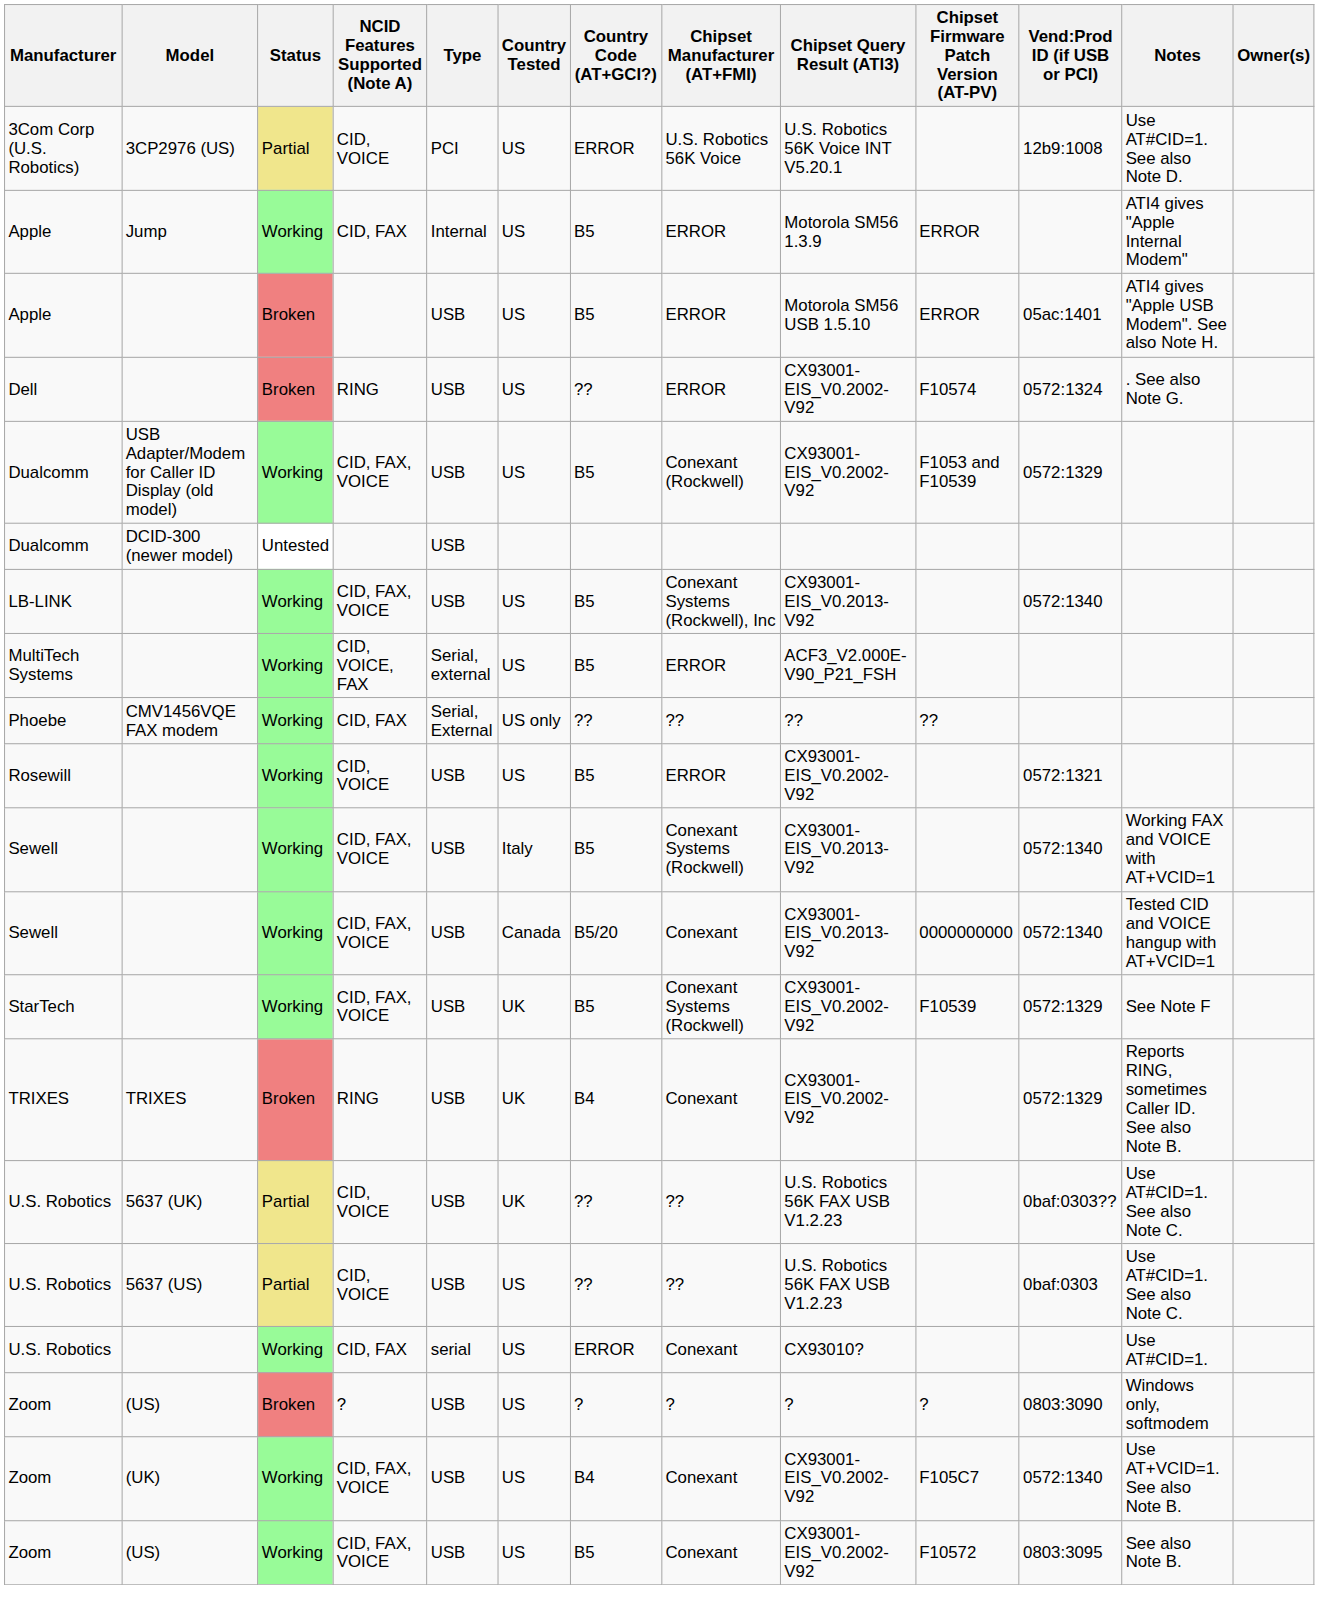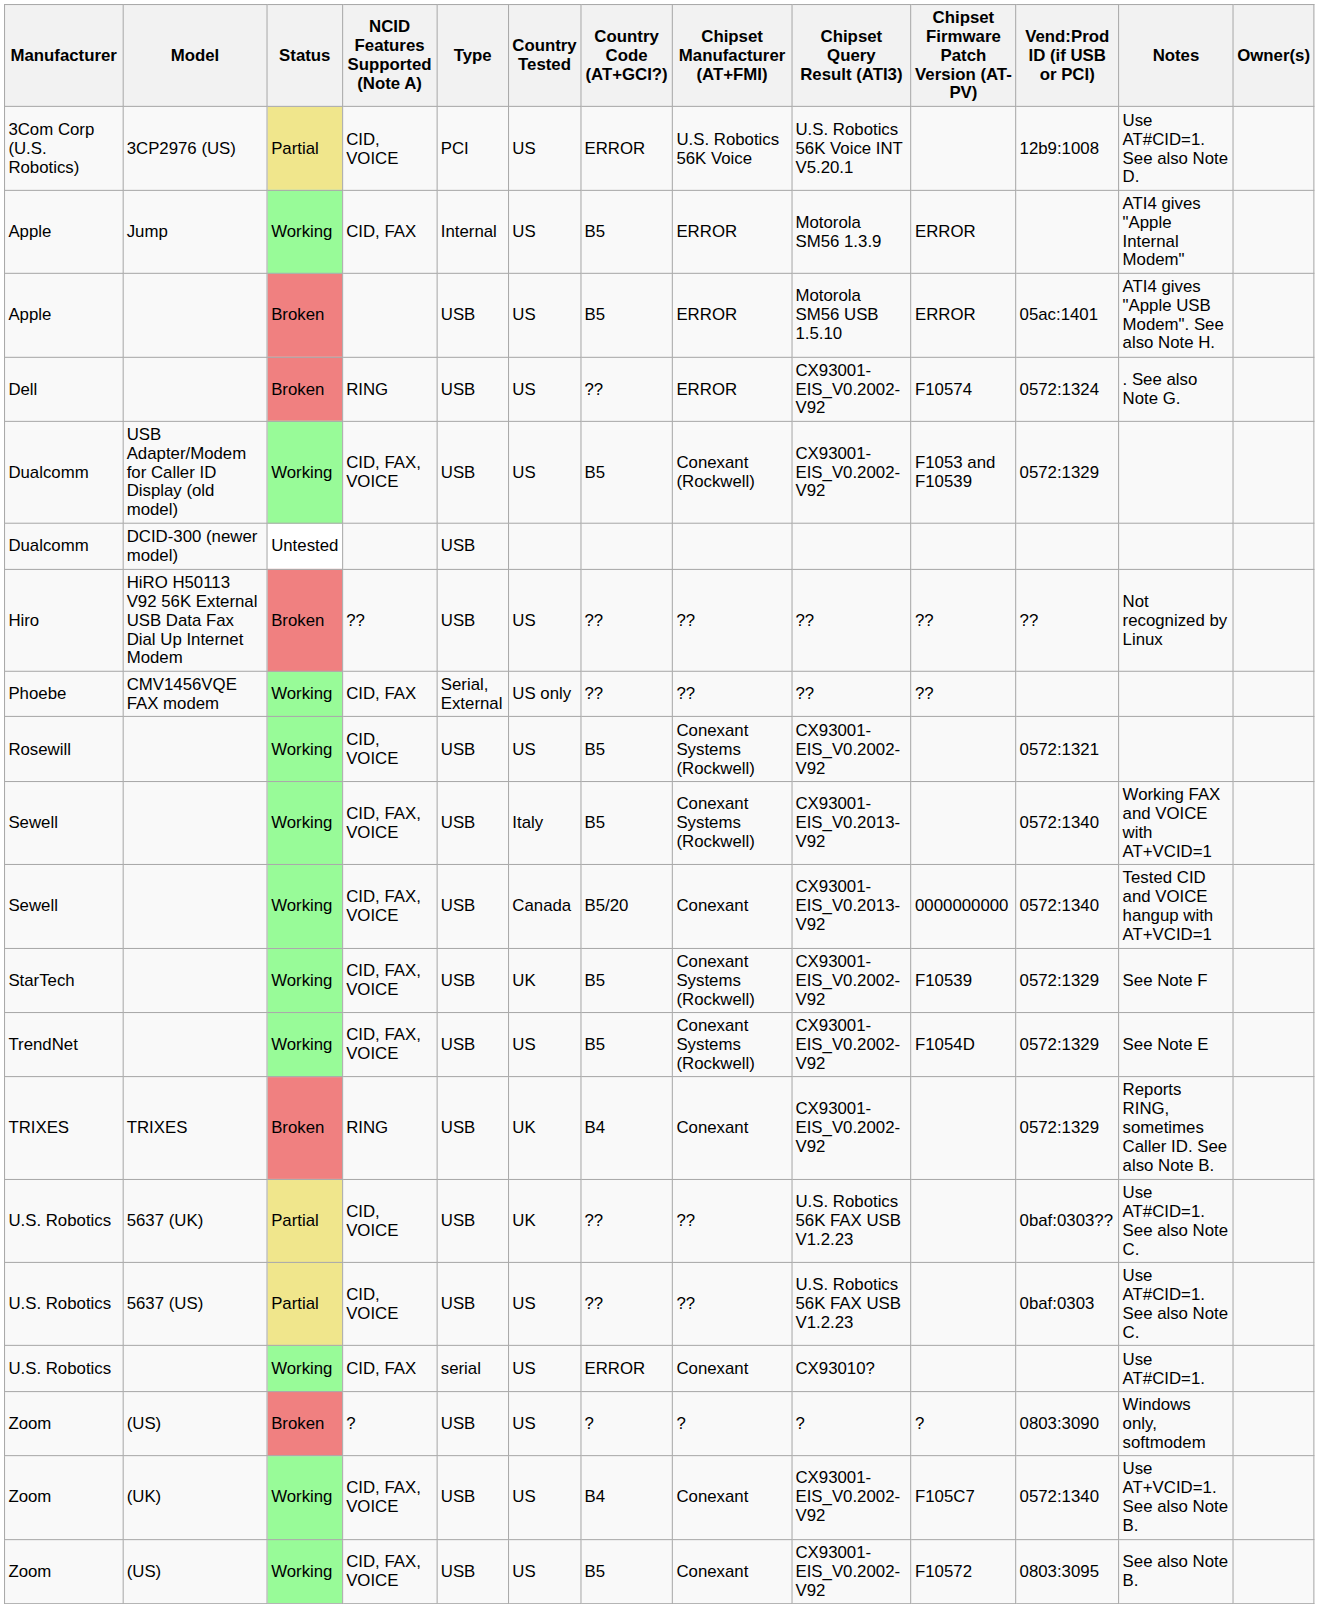+ row: (24, 620)
- row: (40, 601)
- row: (44, 665)
(696, 775) ERROR -> (716, 749) Conexant Systems (Rockwell)
+ row: (43, 1044)
